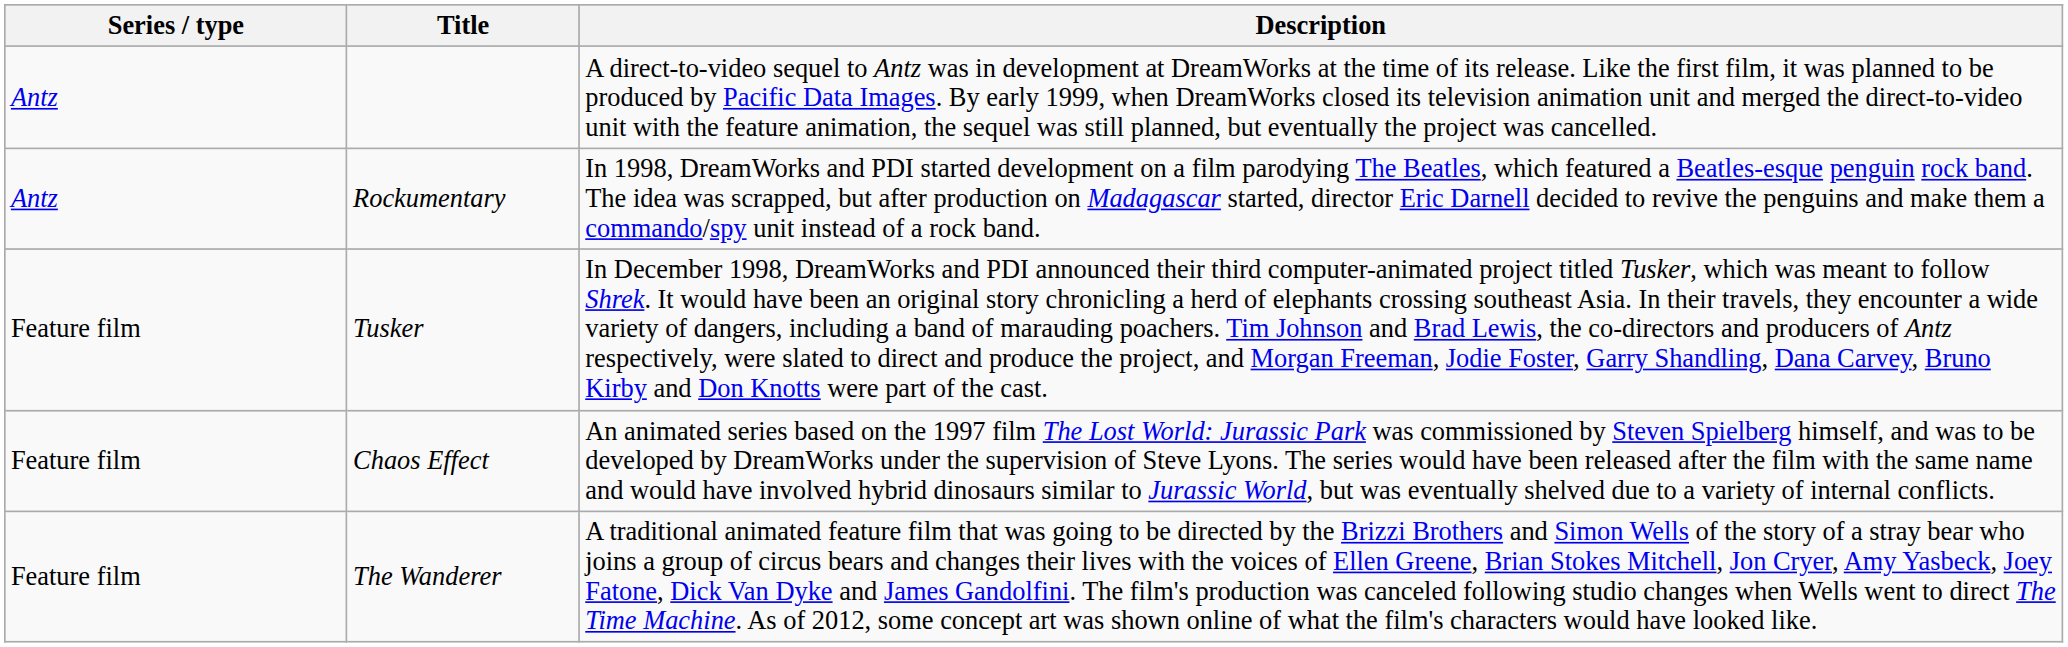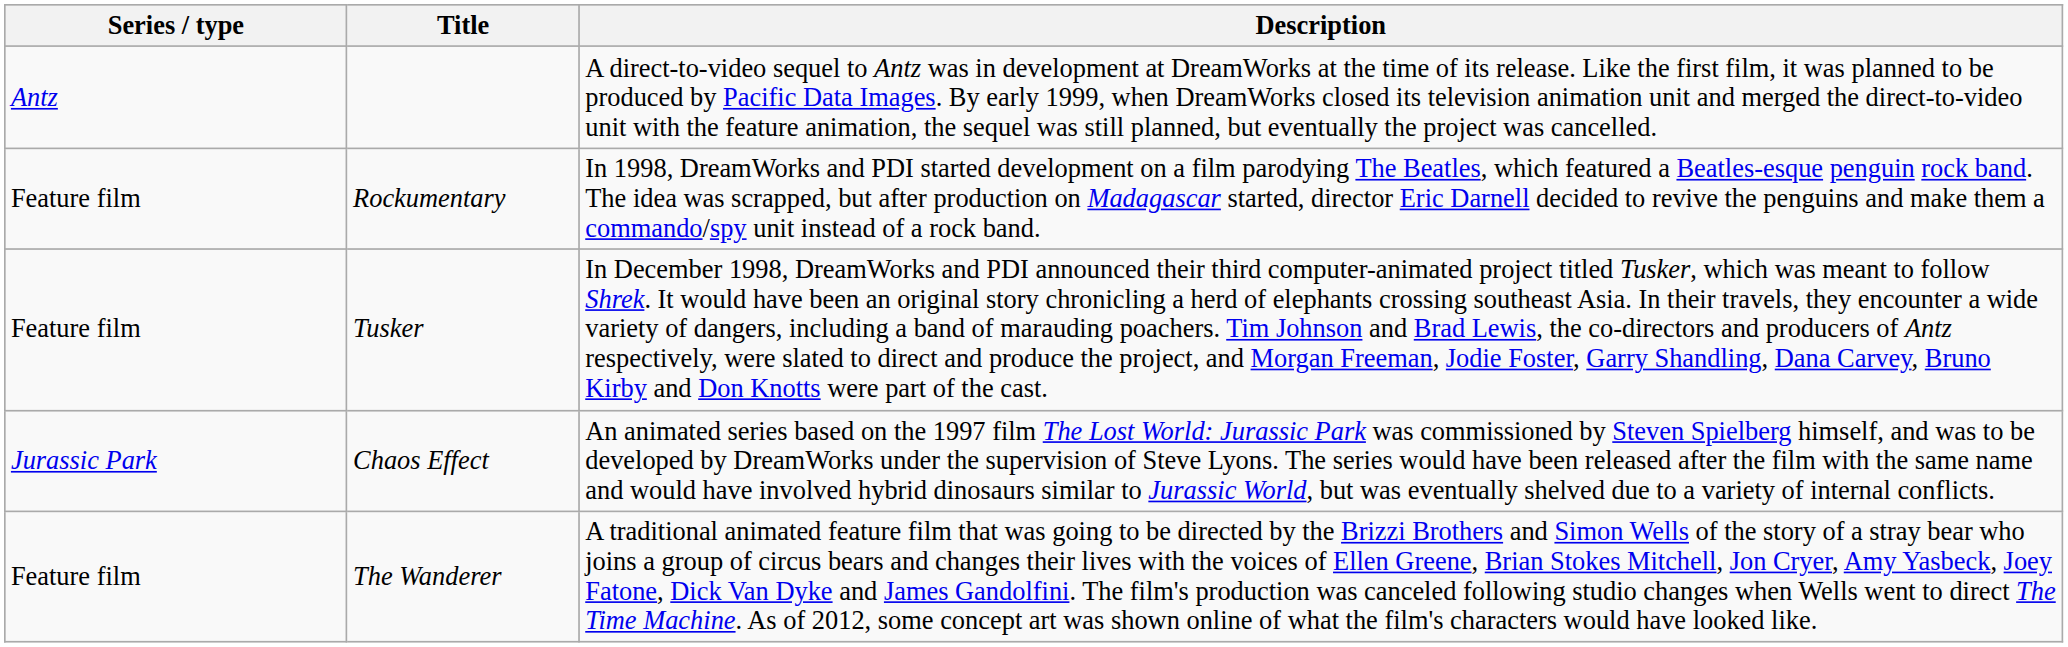(34, 198) Antz -> (76, 198) Feature film
(76, 460) Feature film -> (84, 460) Jurassic Park
